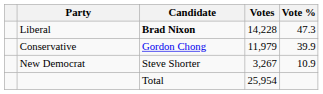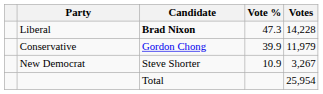columns swapped: (262, 13) <-> (299, 13)
